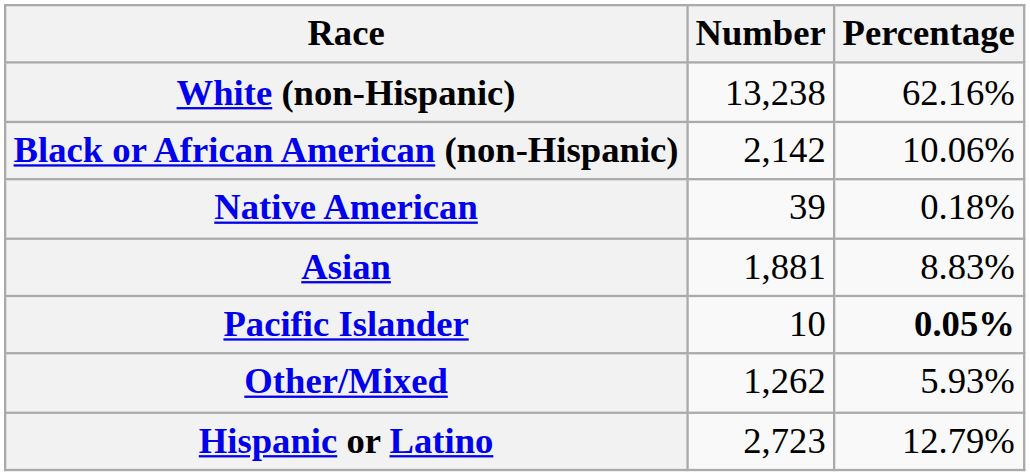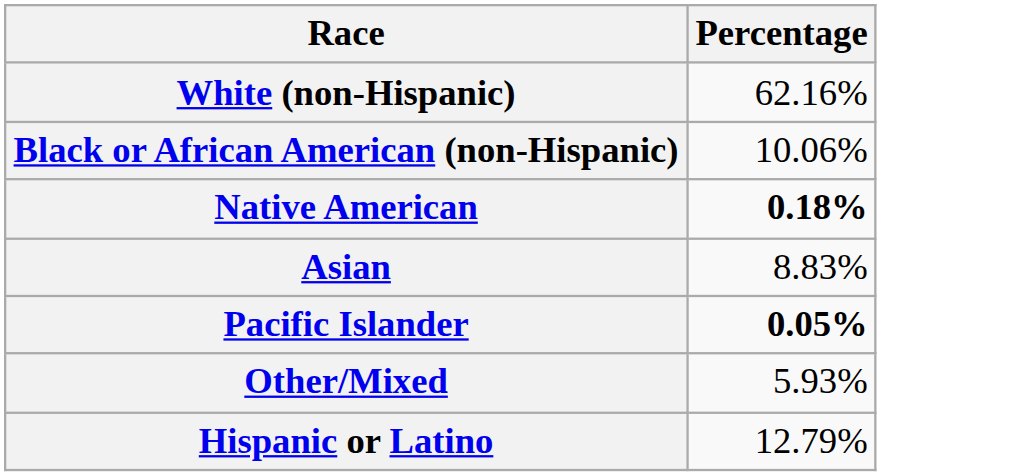- column: (761, 33)
(968, 207) normal -> (817, 207) bold
